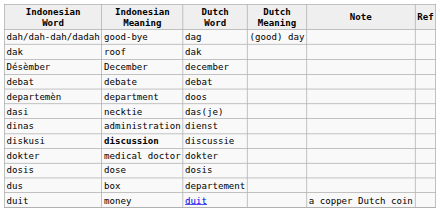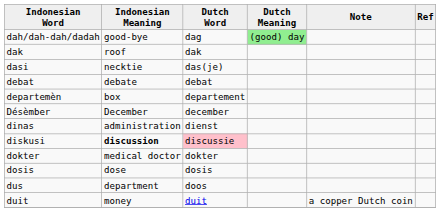(277, 37) no background -> (277, 37) lightgreen background
rows swapped: (17, 111) <-> (28, 67)
(131, 96) department -> (112, 96) box
(196, 96) doos -> (215, 96) departement
(210, 141) no background -> (210, 141) pink background
(112, 185) box -> (131, 185) department
(215, 185) departement -> (196, 185) doos
